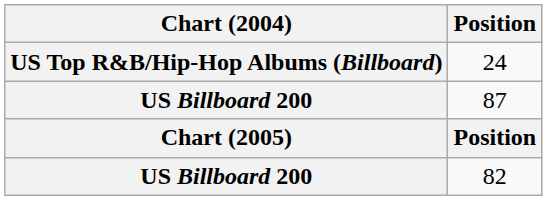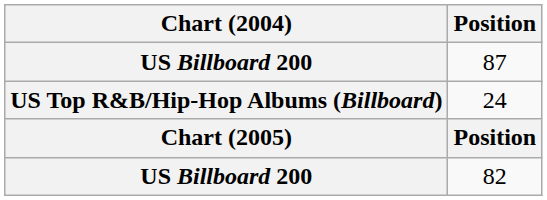rows swapped: (495, 99) <-> (495, 61)
